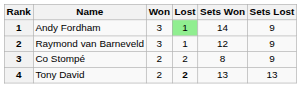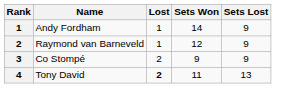- column: (159, 12)
(185, 28) lightgreen background -> (159, 28) no background
(223, 59) 8 -> (197, 59) 9
(223, 75) 13 -> (197, 75) 11
